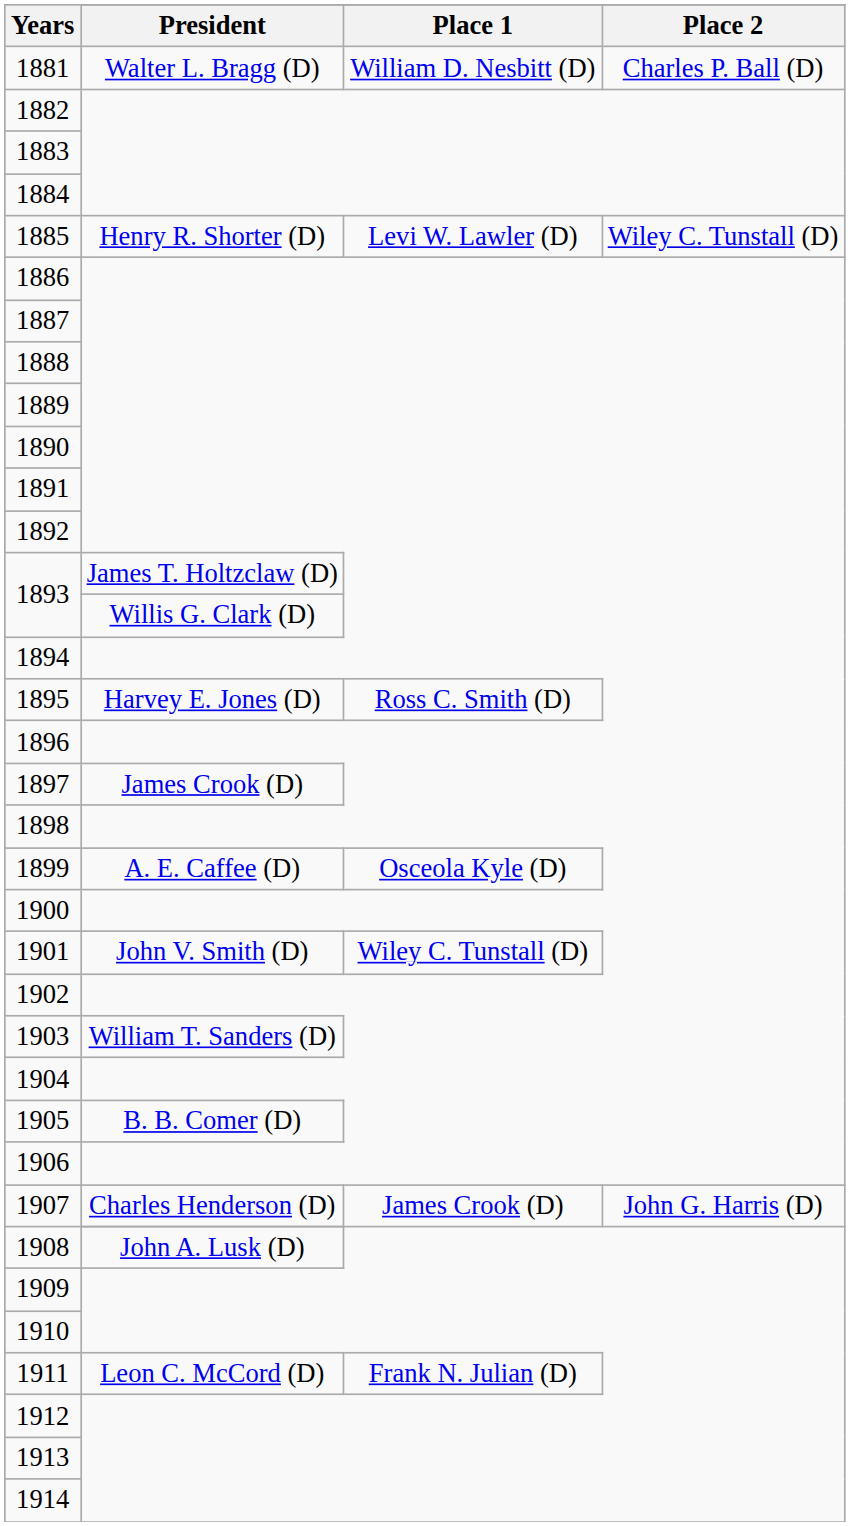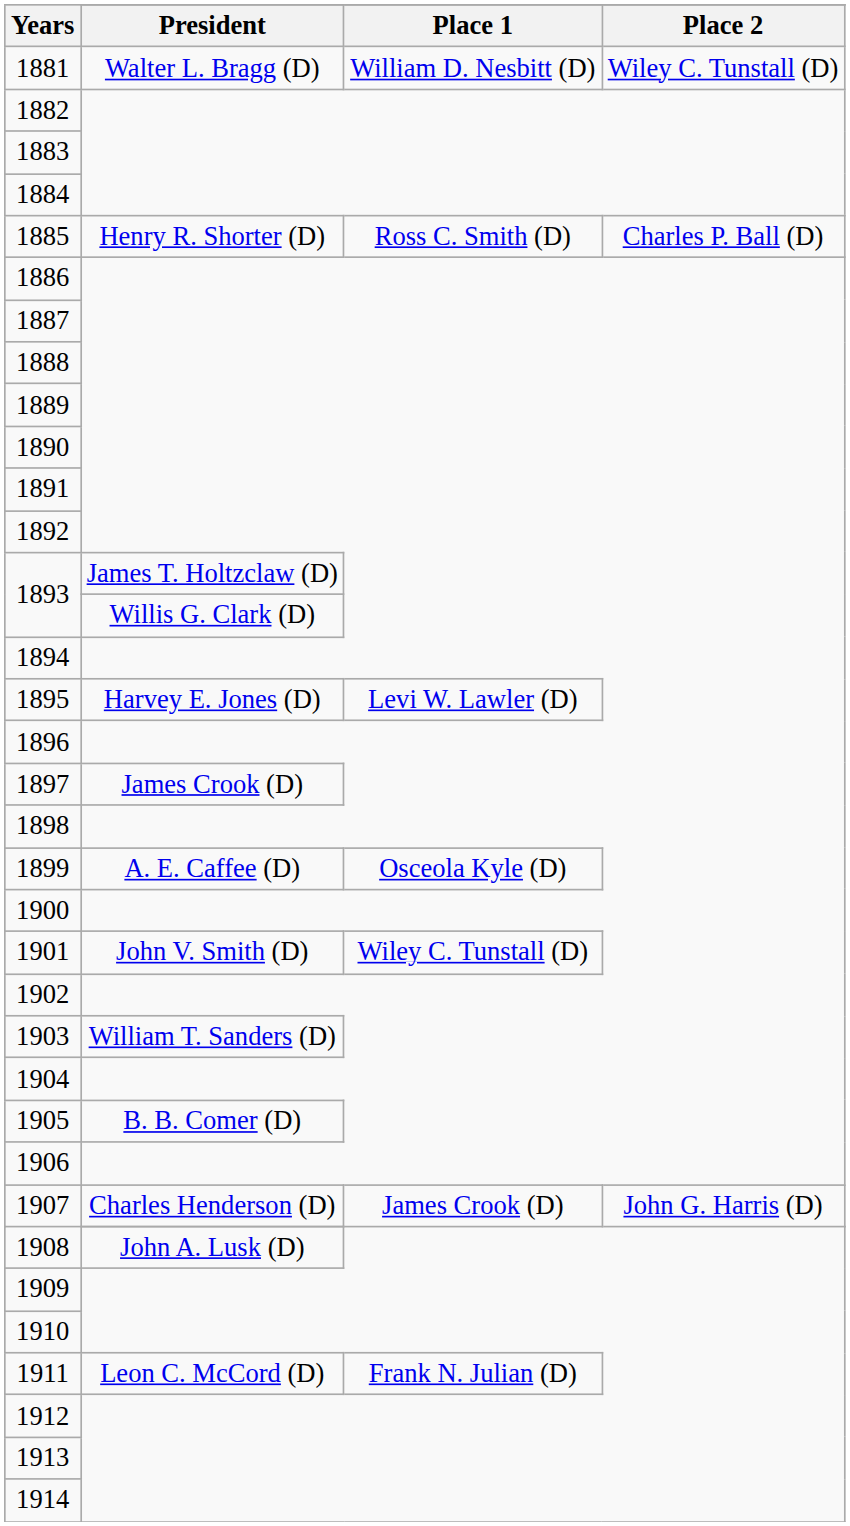(723, 67) Charles P. Ball (D) -> (723, 67) Wiley C. Tunstall (D)
(473, 236) Levi W. Lawler (D) -> (473, 236) Ross C. Smith (D)
(723, 236) Wiley C. Tunstall (D) -> (723, 236) Charles P. Ball (D)
(473, 699) Ross C. Smith (D) -> (473, 699) Levi W. Lawler (D)
